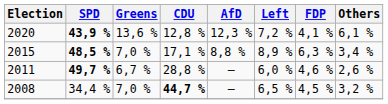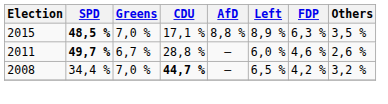- row: (21, 33)
(356, 52) 3,4 % -> (349, 33) 3,5 %
(315, 89) 4,5 % -> (308, 70) 4,2 %
